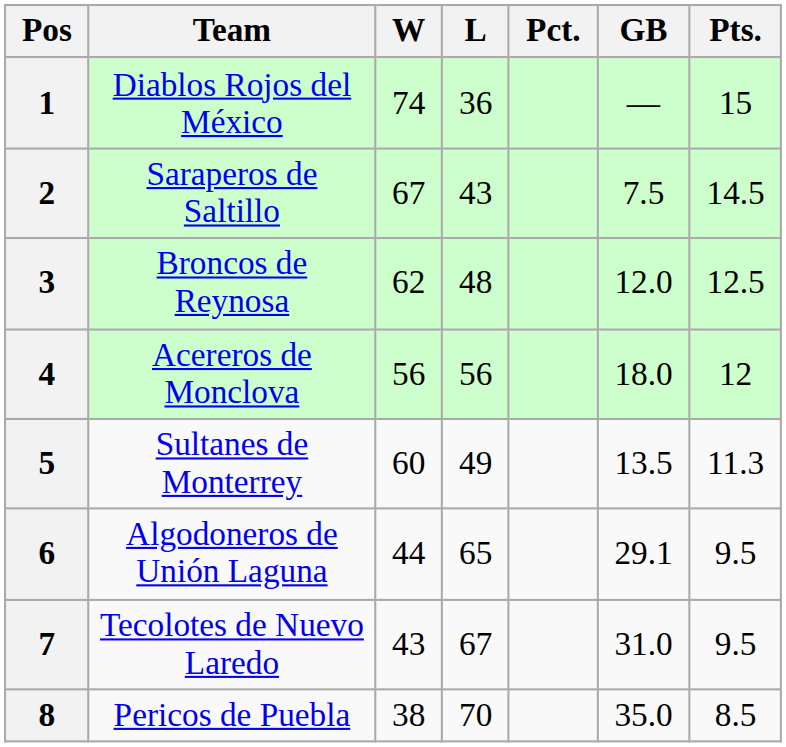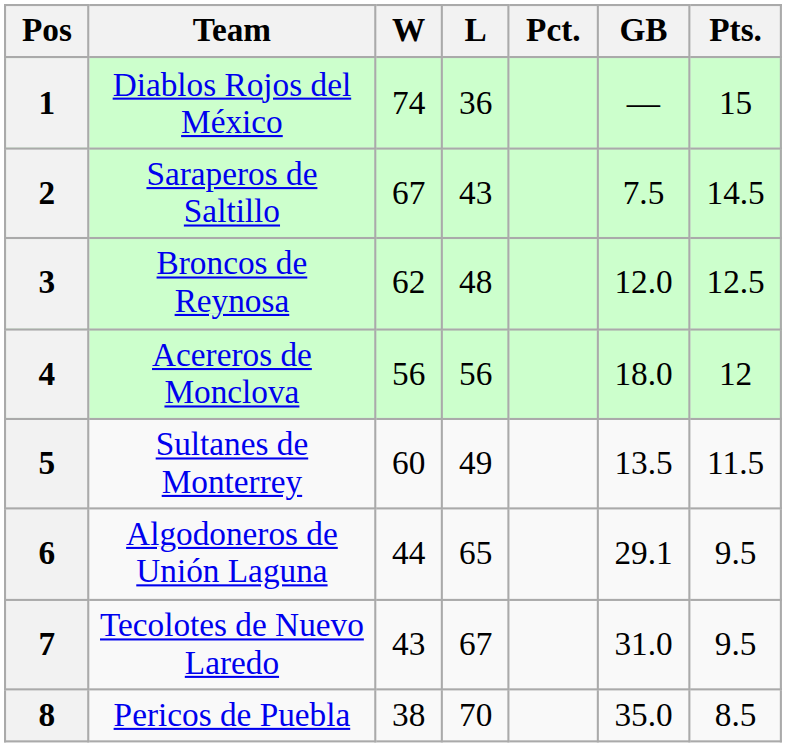(736, 463) 11.3 -> (736, 463) 11.5
